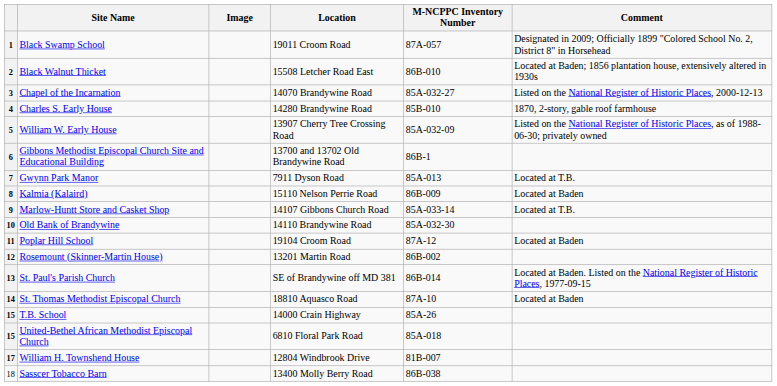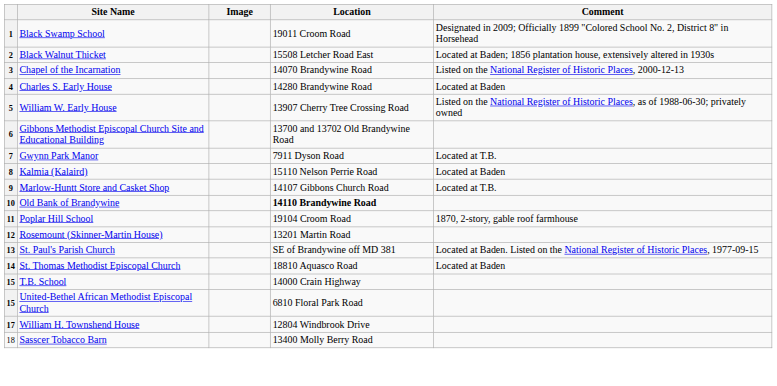- column: (458, 17)
(585, 108) 1870, 2-story, gable roof farmhouse -> (471, 86) Located at Baden
(322, 225) normal -> (324, 203) bold
(549, 241) Located at Baden -> (507, 218) 1870, 2-story, gable roof farmhouse
